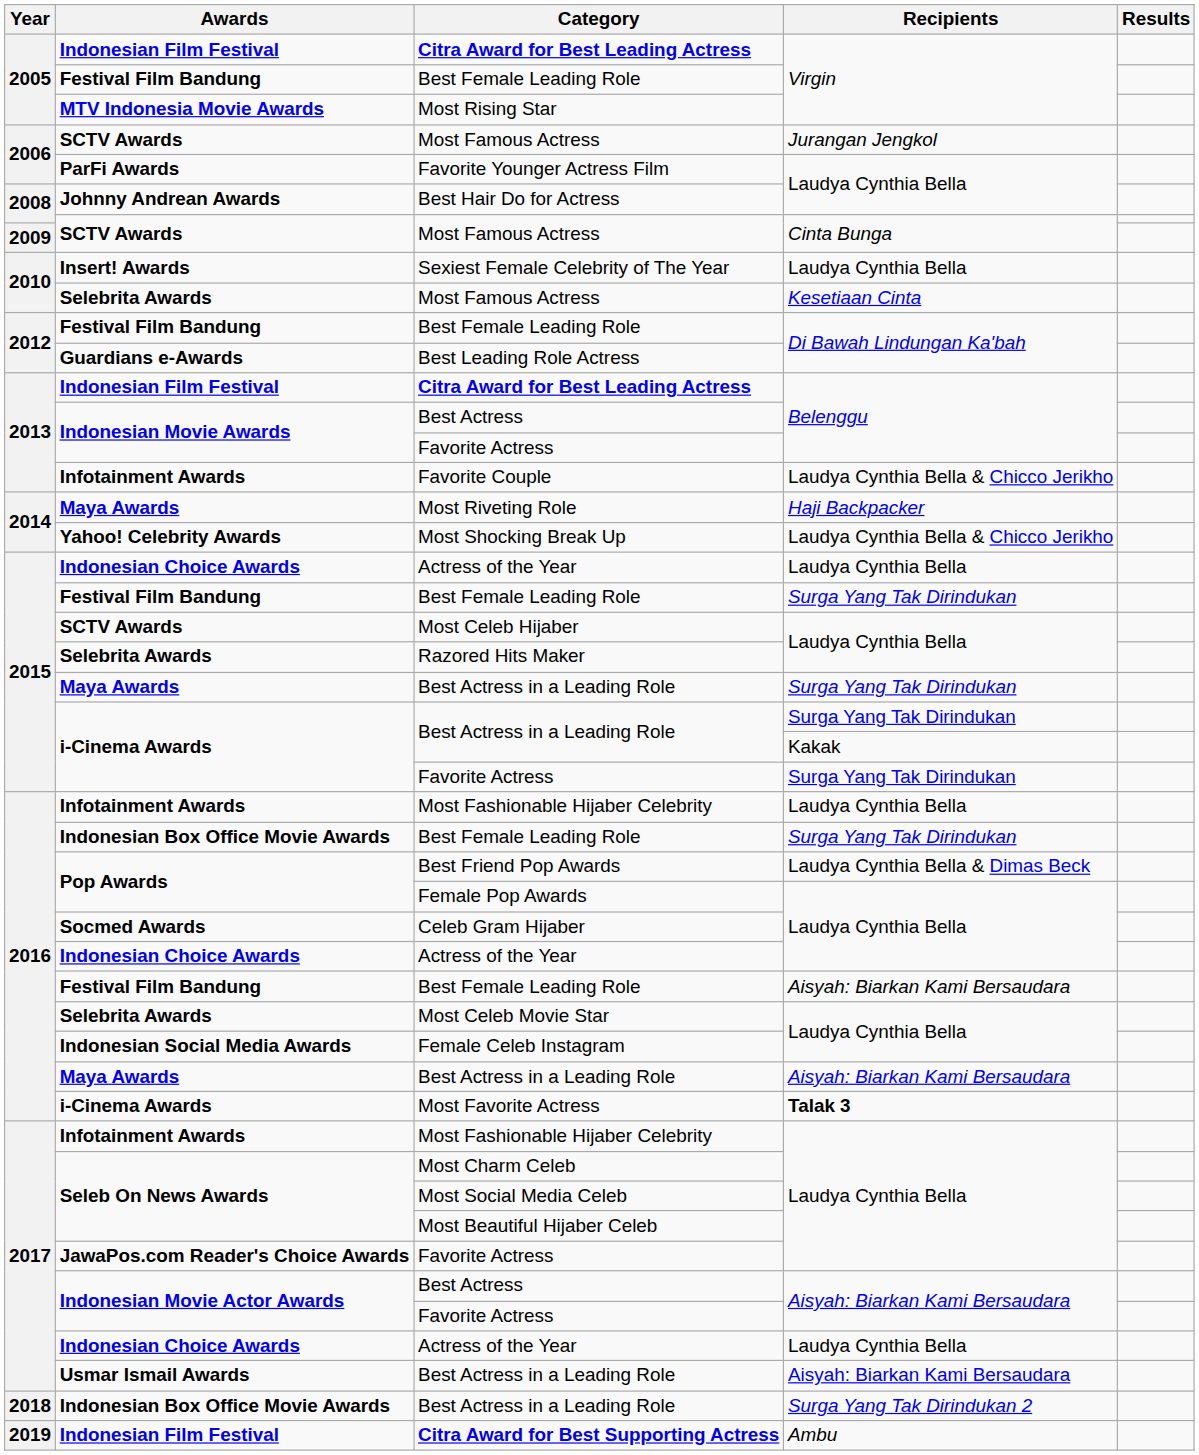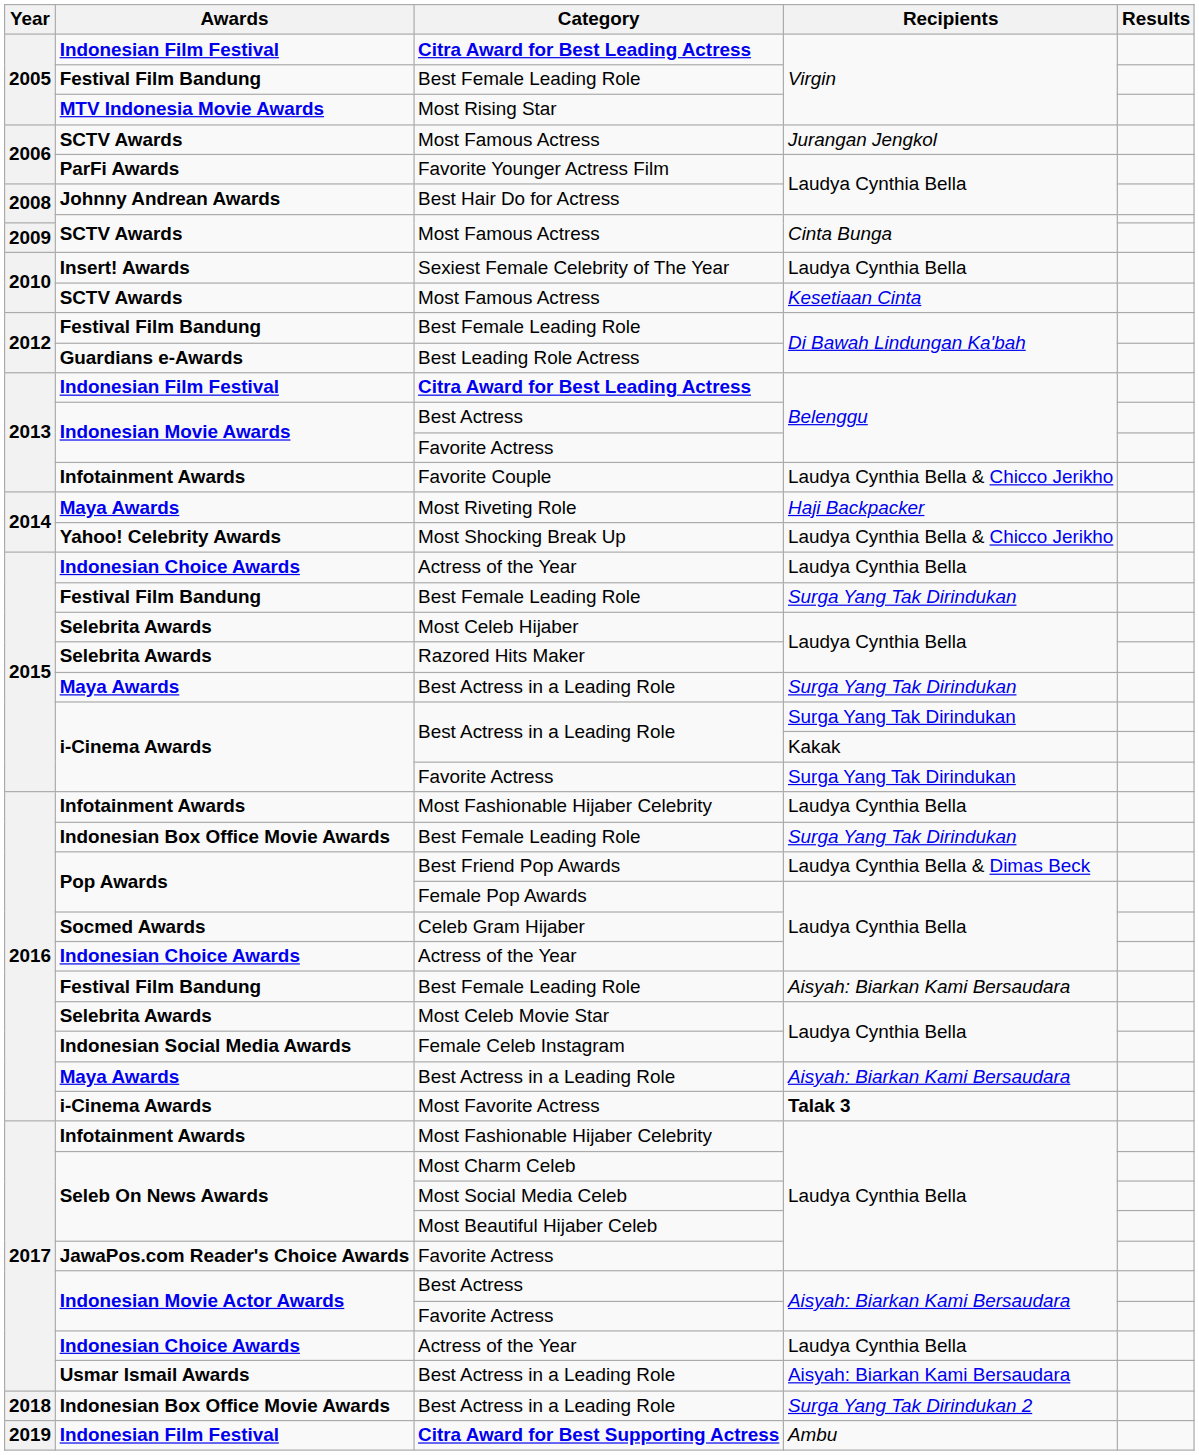(136, 297) Selebrita Awards -> (121, 297) SCTV Awards
(121, 627) SCTV Awards -> (136, 627) Selebrita Awards
